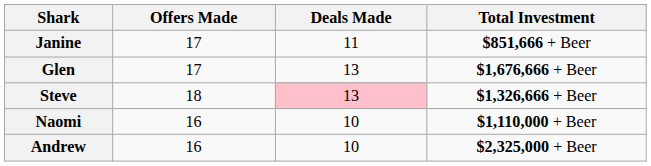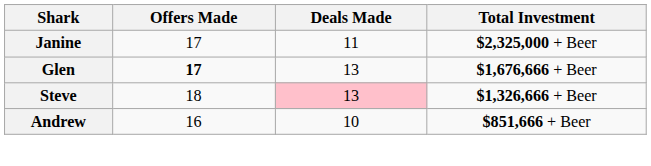(537, 43) $851,666 + Beer -> (537, 43) $2,325,000 + Beer
(194, 69) normal -> (194, 69) bold
- row: (58, 121)
(537, 147) $2,325,000 + Beer -> (537, 121) $851,666 + Beer
